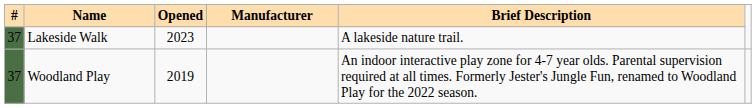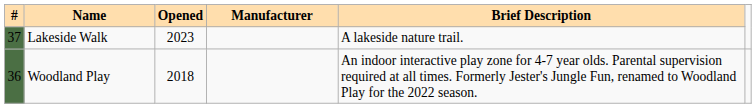(14, 76) 37 -> (14, 76) 36
(180, 76) 2019 -> (180, 76) 2018
